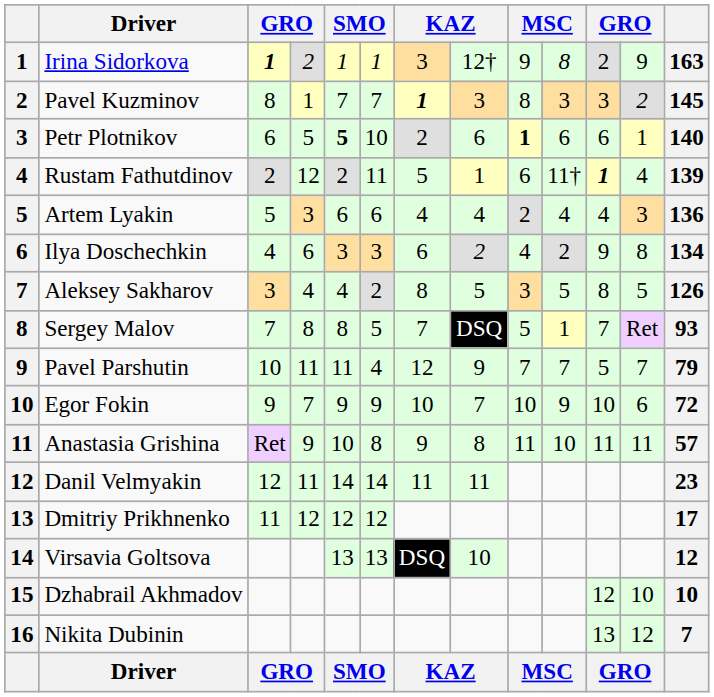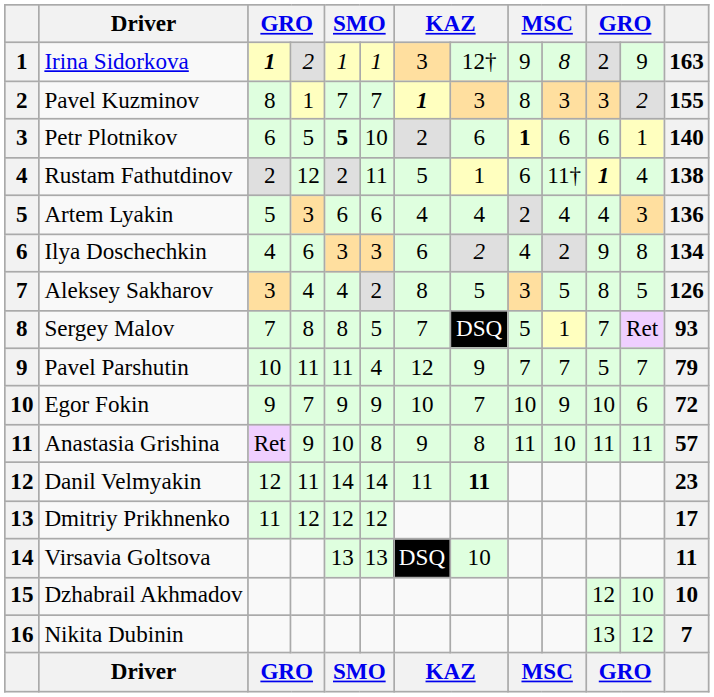(686, 99) 145 -> (686, 99) 155
(686, 175) 139 -> (686, 175) 138
(479, 480) normal -> (479, 480) bold
(686, 557) 12 -> (686, 557) 11
